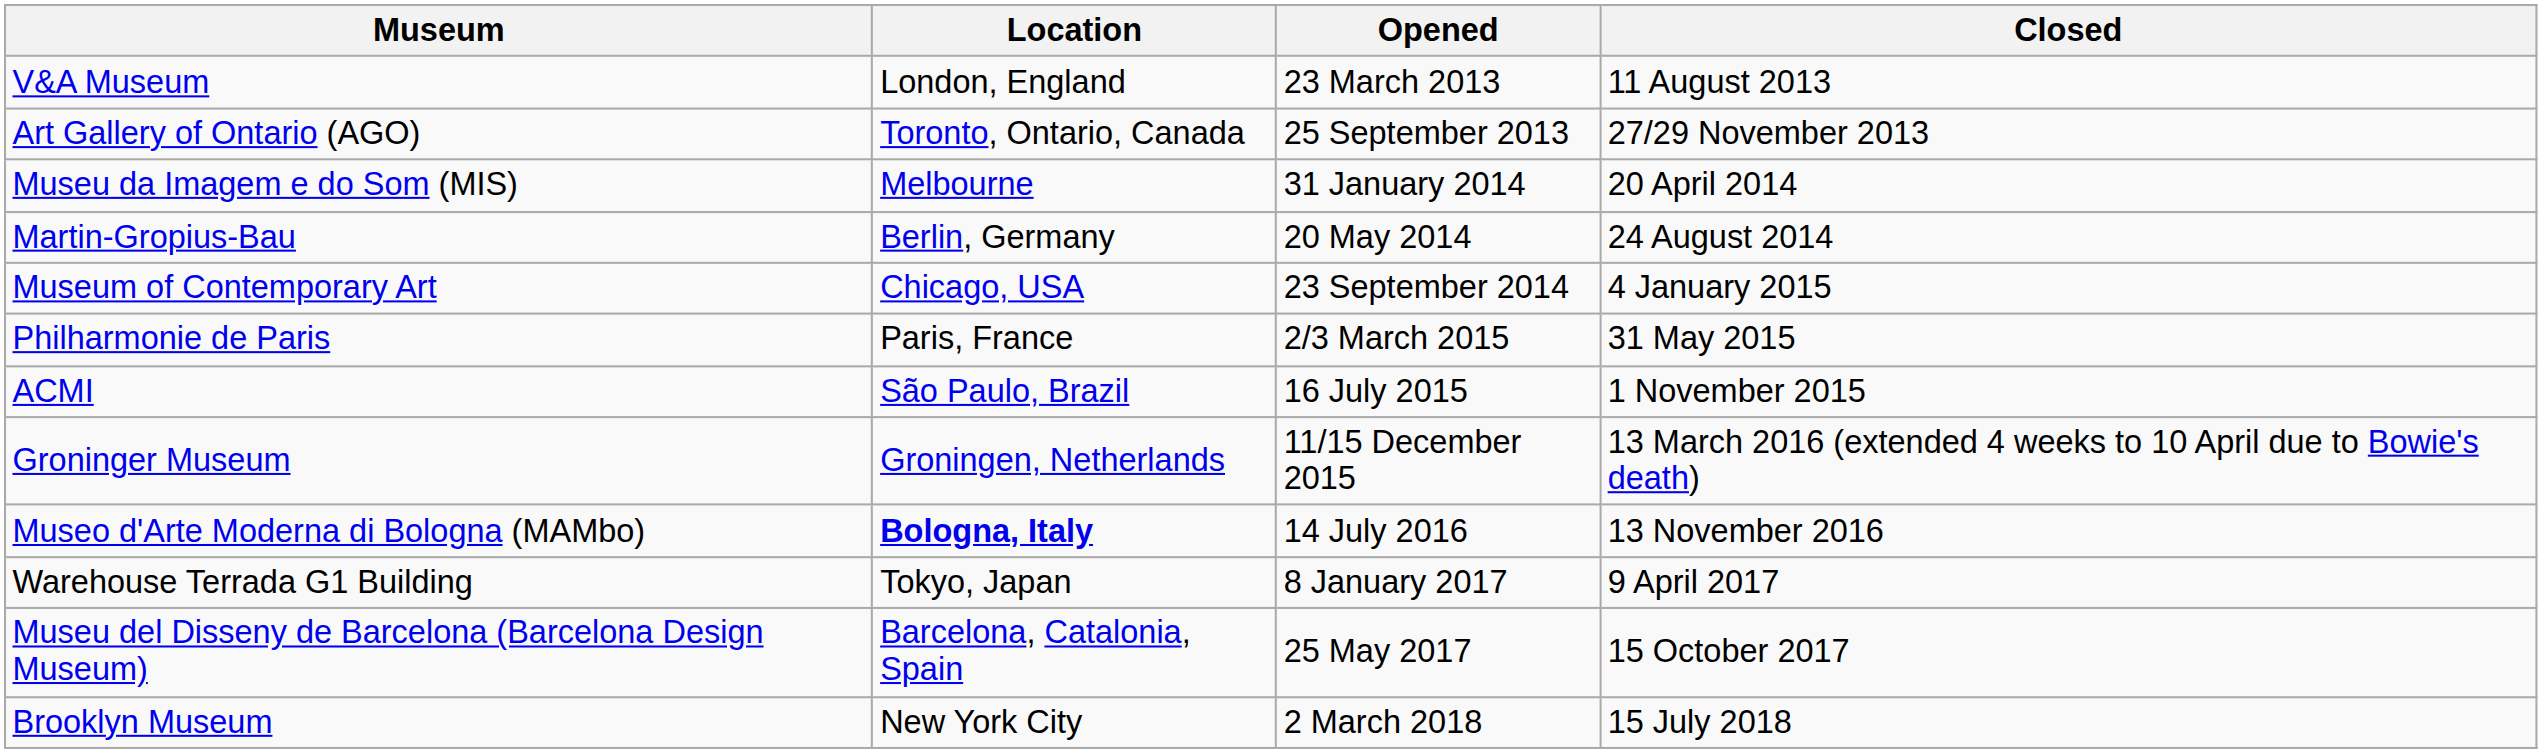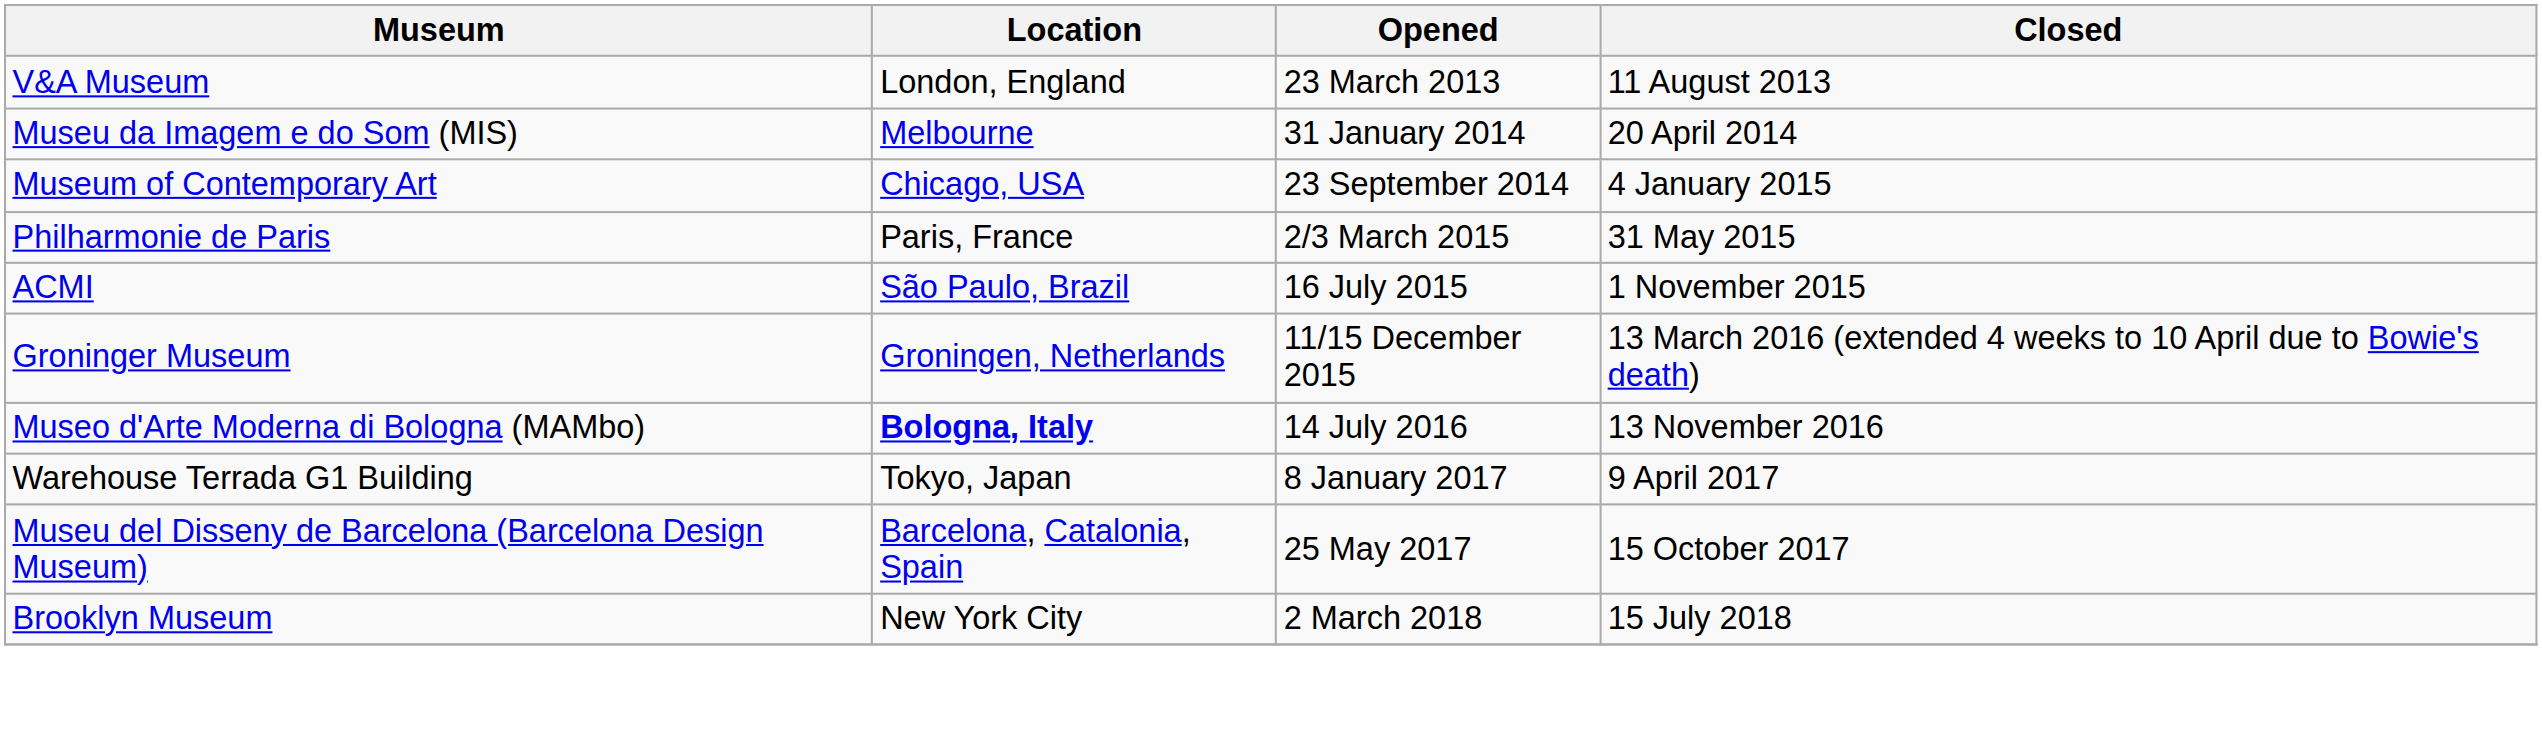- row: (216, 133)
- row: (154, 236)
